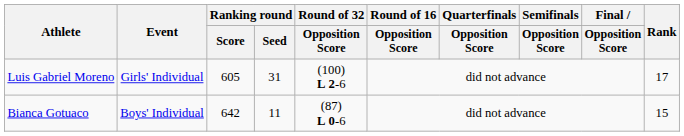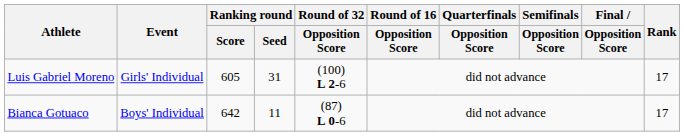(662, 113) 15 -> (662, 113) 17
